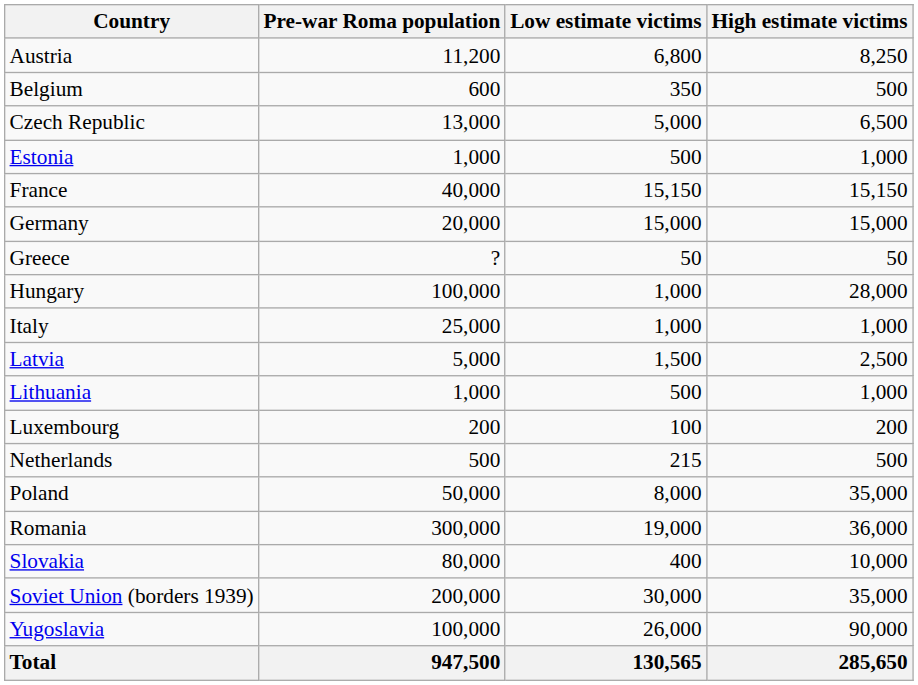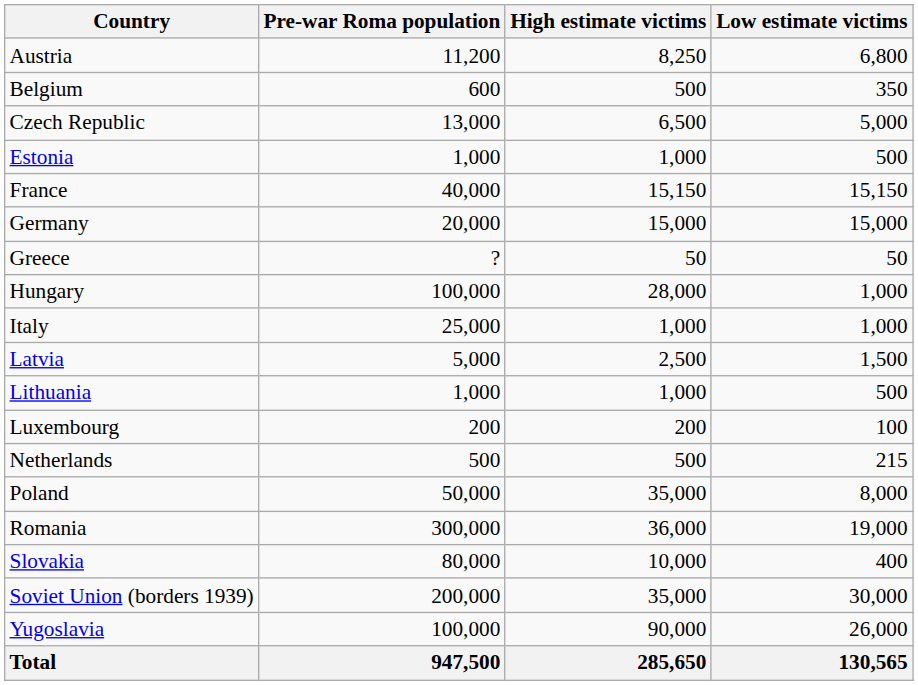columns swapped: (606, 21) <-> (810, 21)
